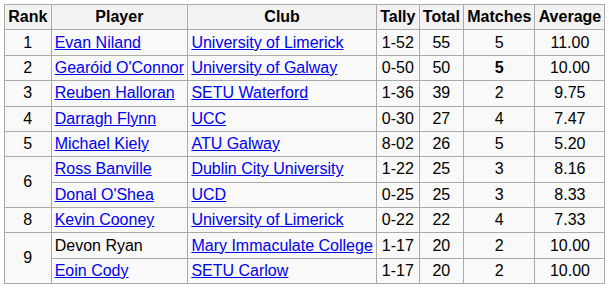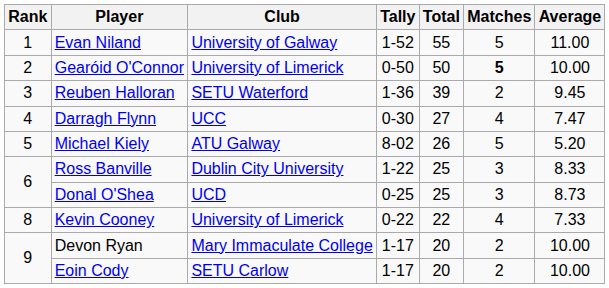(267, 42) University of Limerick -> (264, 42) University of Galway
(264, 67) University of Galway -> (267, 67) University of Limerick
(570, 93) 9.75 -> (570, 93) 9.45
(570, 169) 8.16 -> (570, 169) 8.33
(570, 194) 8.33 -> (570, 194) 8.73
